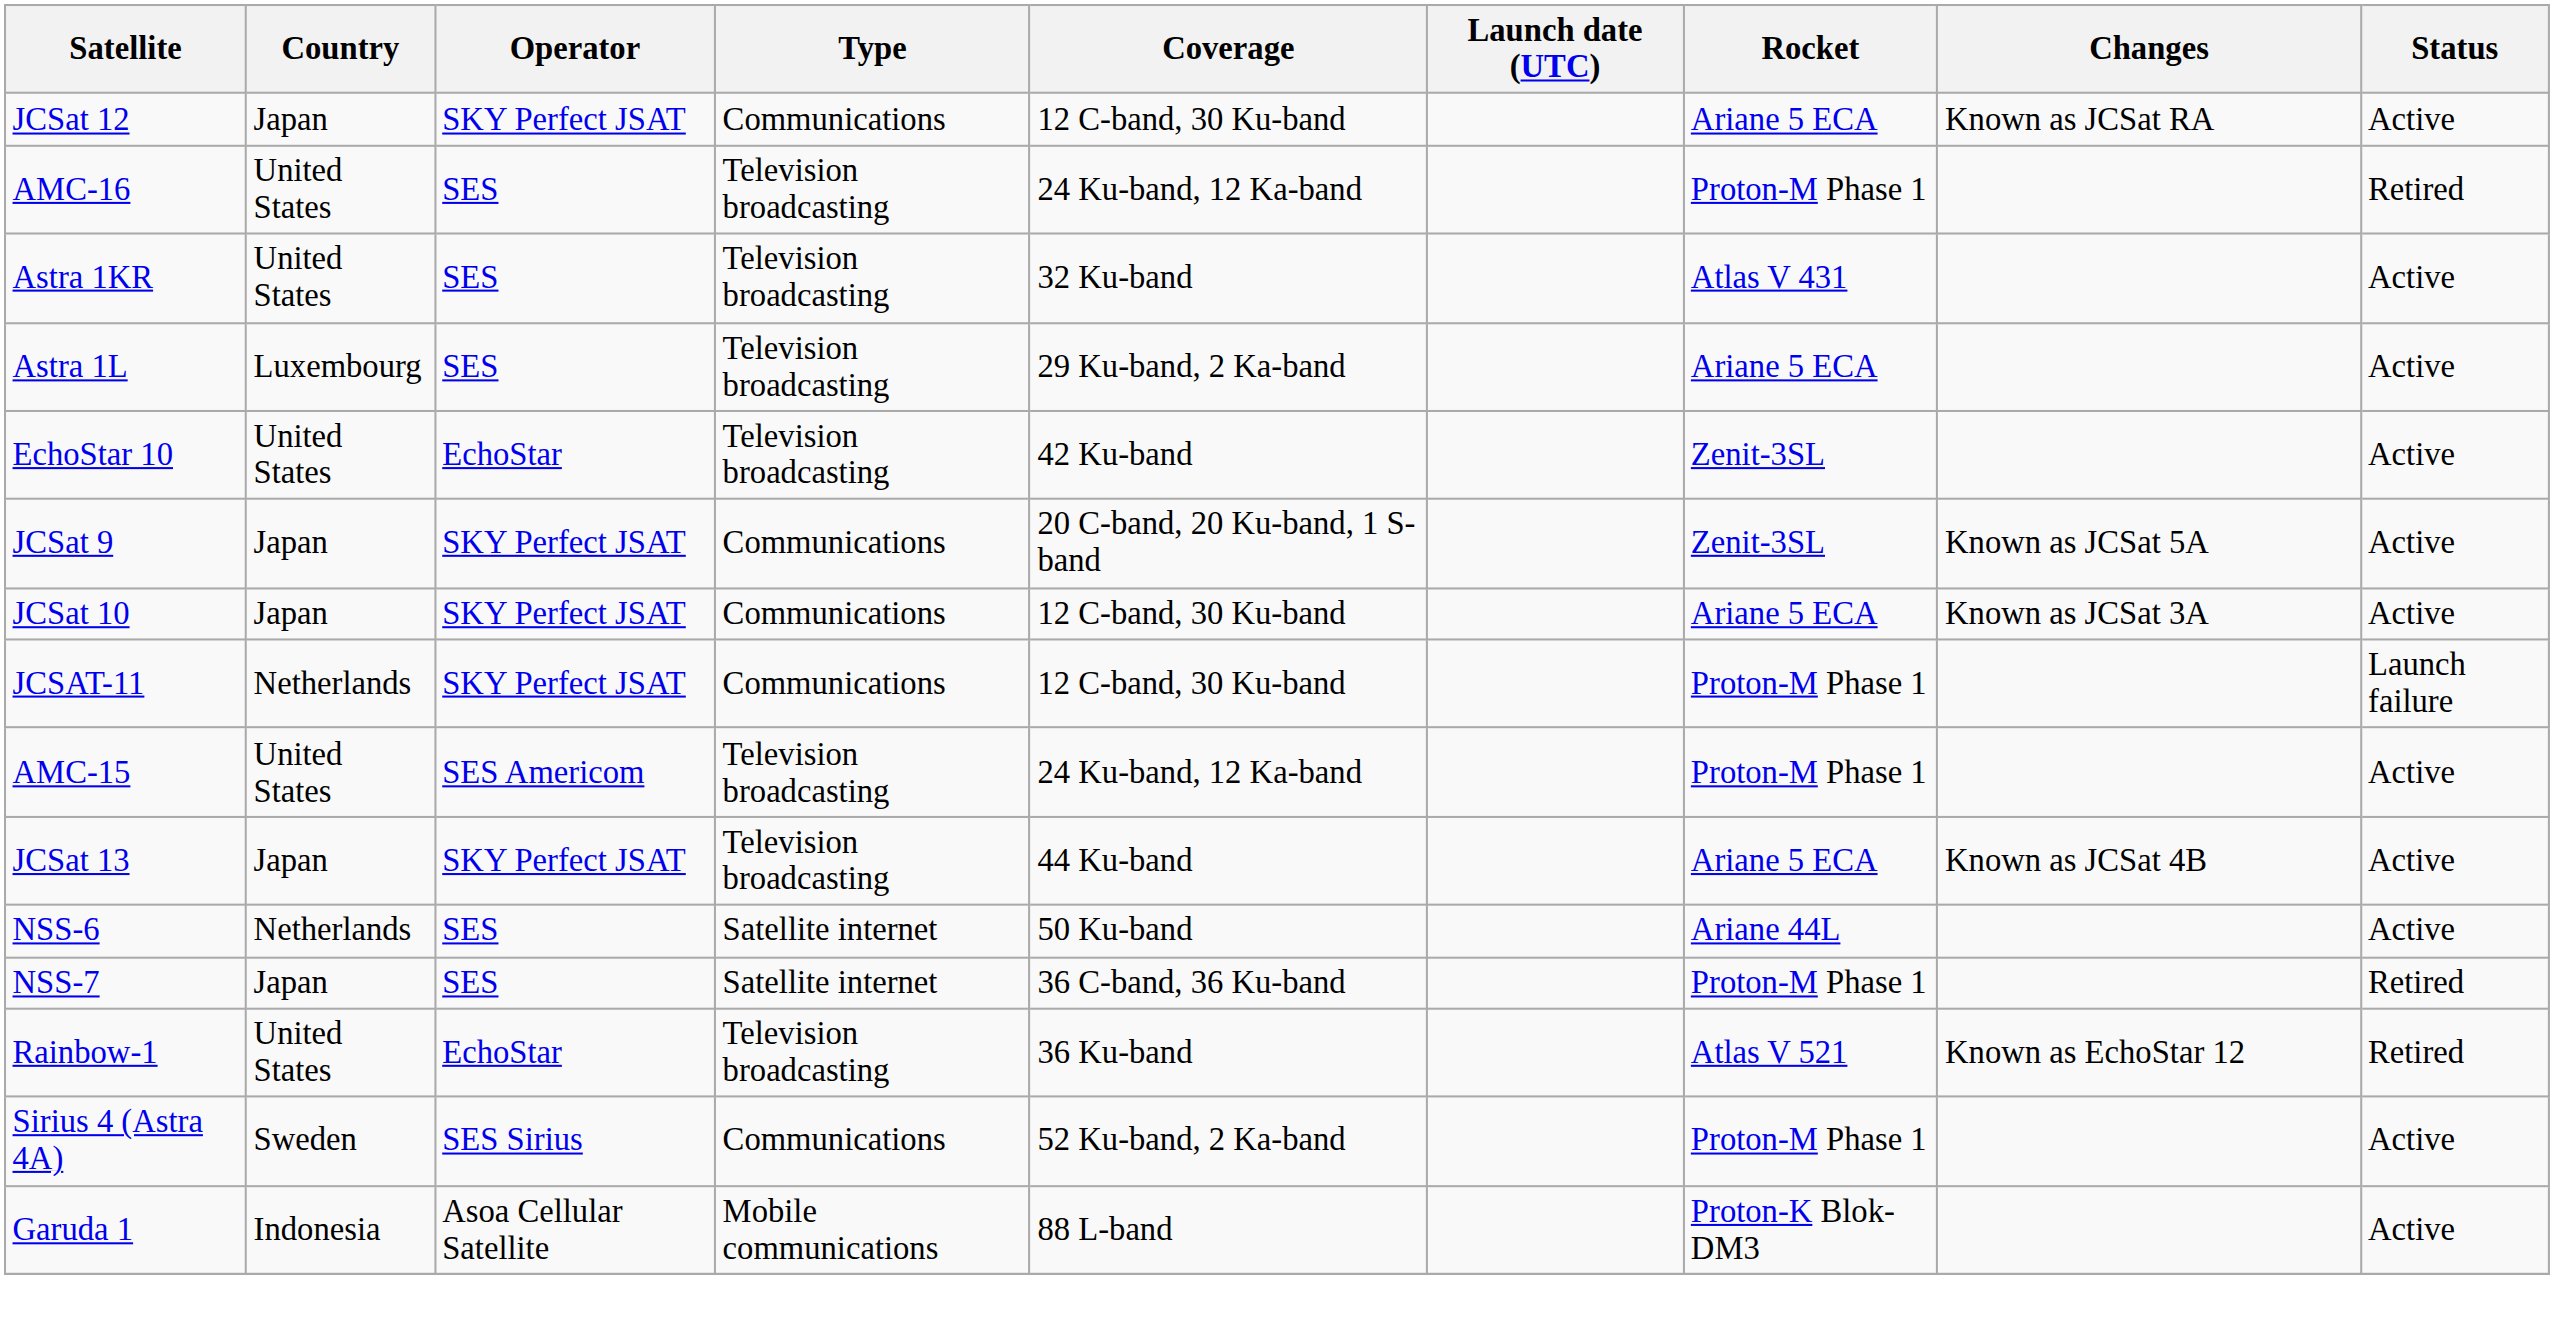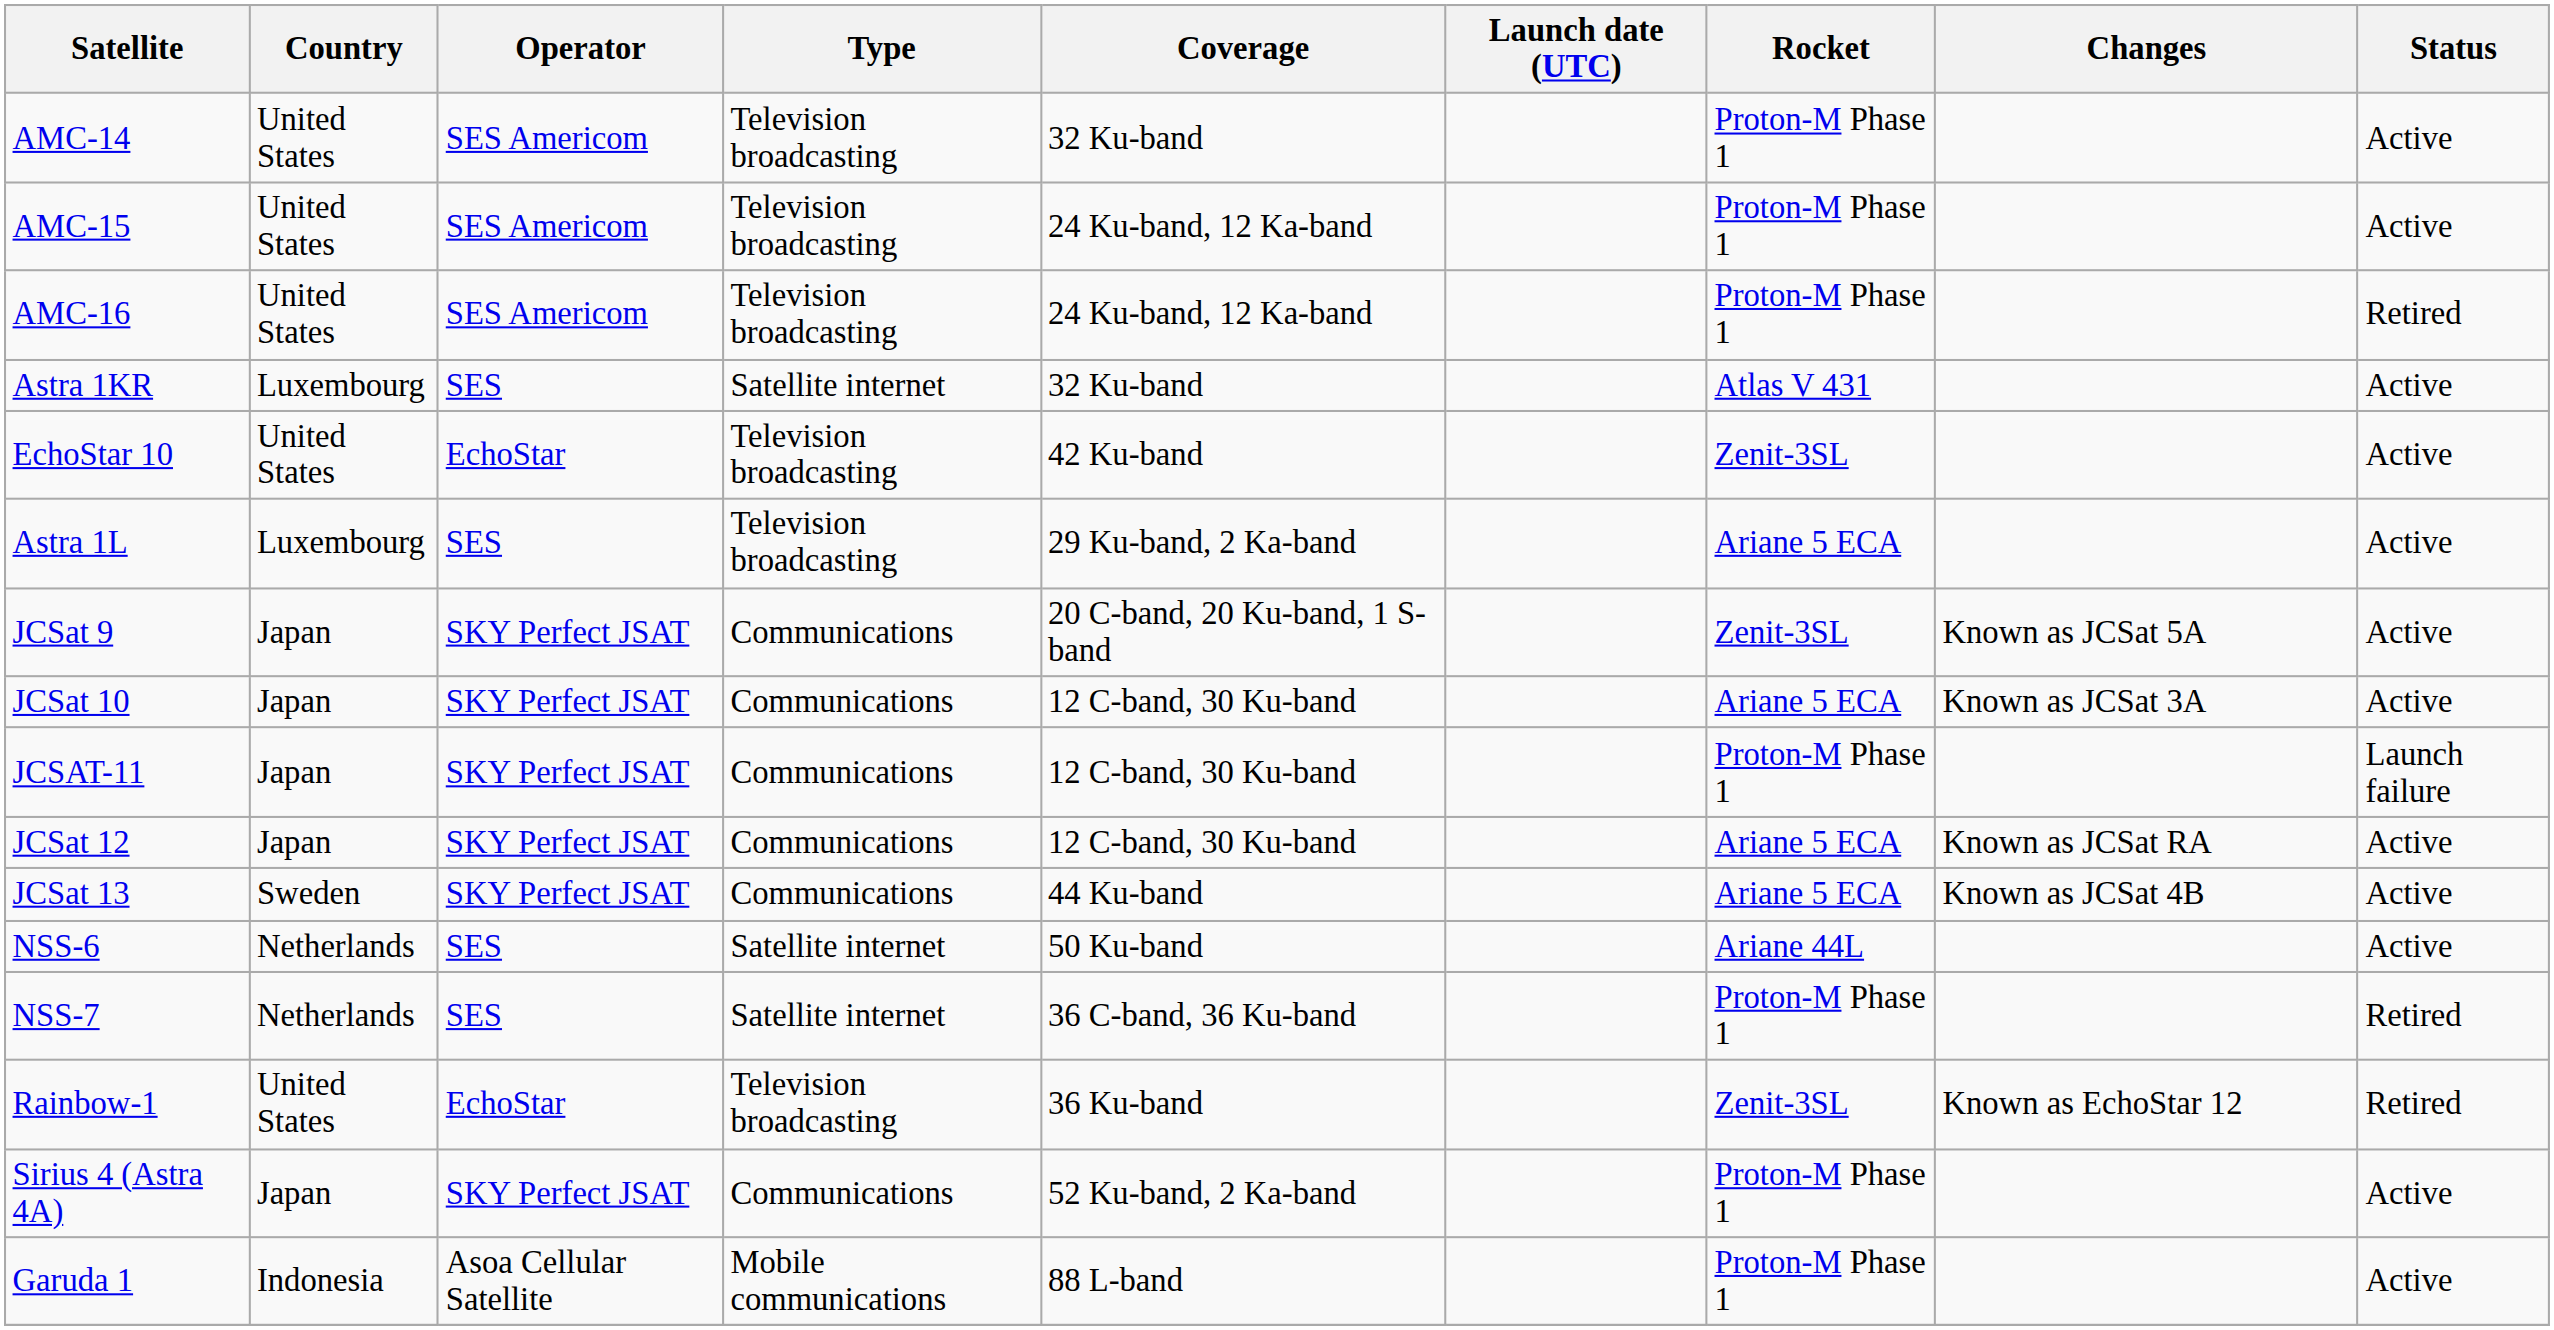+ row: (71, 137)
rows swapped: (71, 771) <-> (71, 118)
(470, 188) SES -> (547, 314) SES Americom
(298, 277) United States -> (341, 384) Luxembourg
(806, 277) Television broadcasting -> (838, 384) Satellite internet
rows swapped: (70, 365) <-> (93, 454)
(332, 683) Netherlands -> (294, 771) Japan
(291, 860) Japan -> (309, 893) Sweden
(806, 860) Television broadcasting -> (842, 893) Communications
(291, 982) Japan -> (336, 1015) Netherlands
(1769, 1052) Atlas V 521 -> (1782, 1103) Zenit-3SL
(305, 1140) Sweden -> (294, 1192) Japan
(513, 1140) SES Sirius -> (568, 1192) SKY Perfect JSAT
(1793, 1229) Proton-K Blok-DM3 -> (1820, 1280) Proton-M Phase 1
